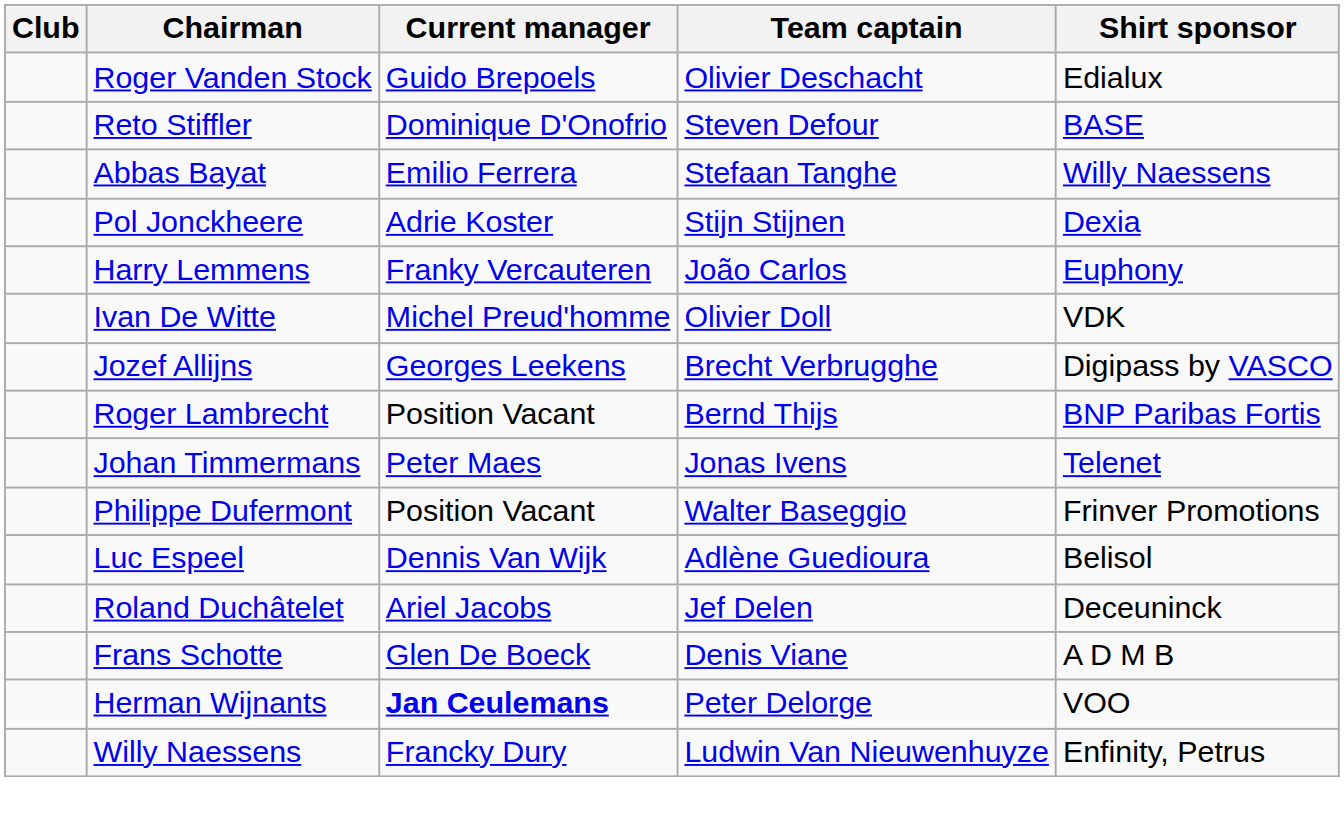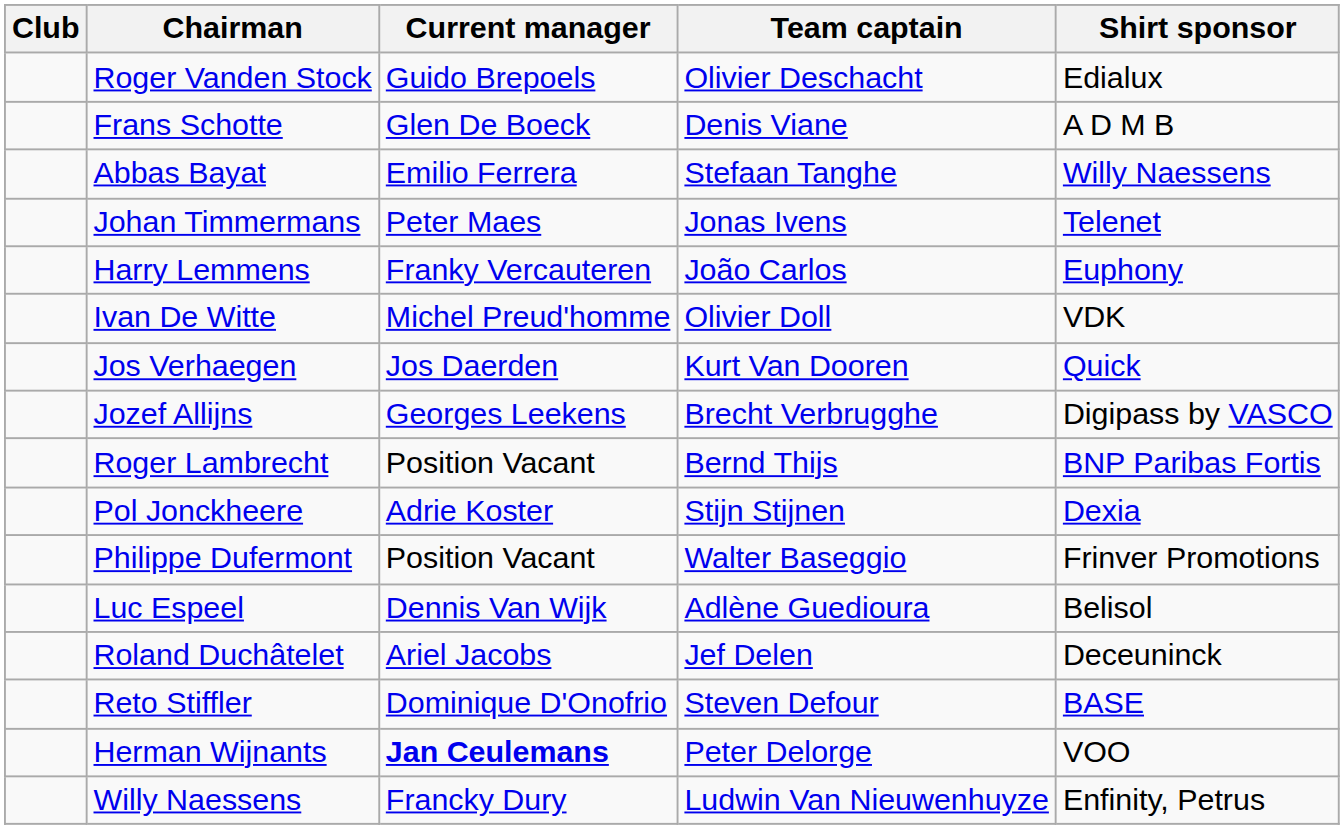rows swapped: (188, 655) <-> (173, 125)
rows swapped: (198, 221) <-> (227, 462)
+ row: (195, 366)
